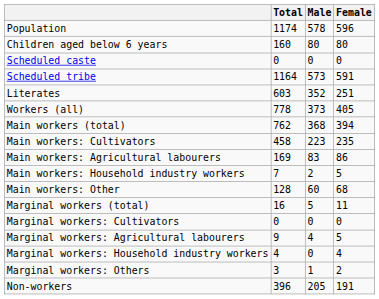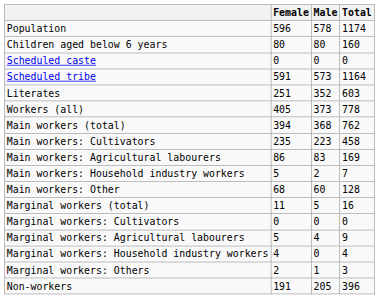columns swapped: (288, 12) <-> (354, 12)
